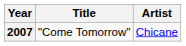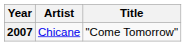columns swapped: (84, 13) <-> (157, 13)
